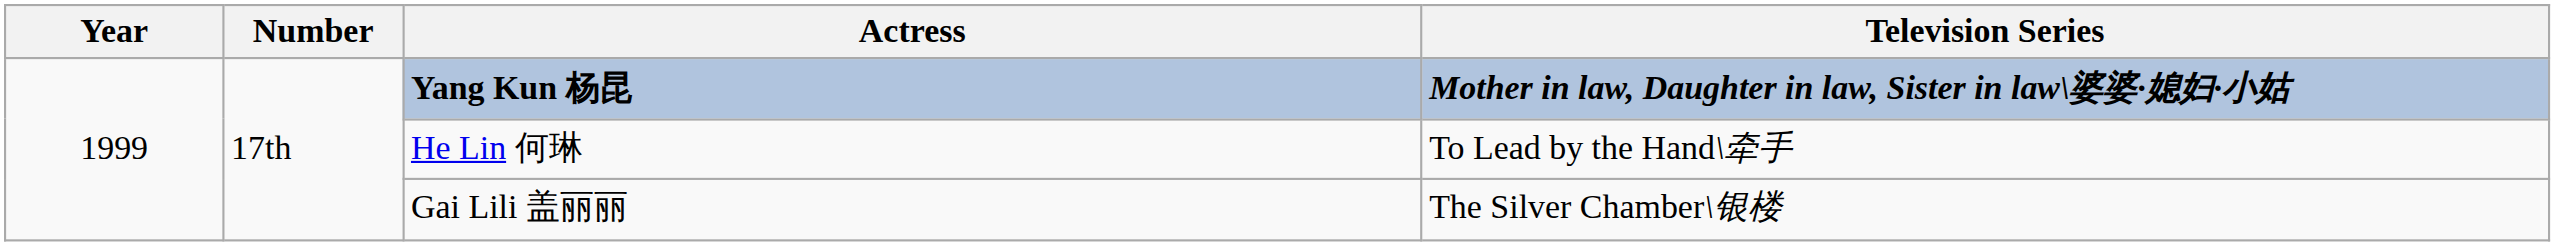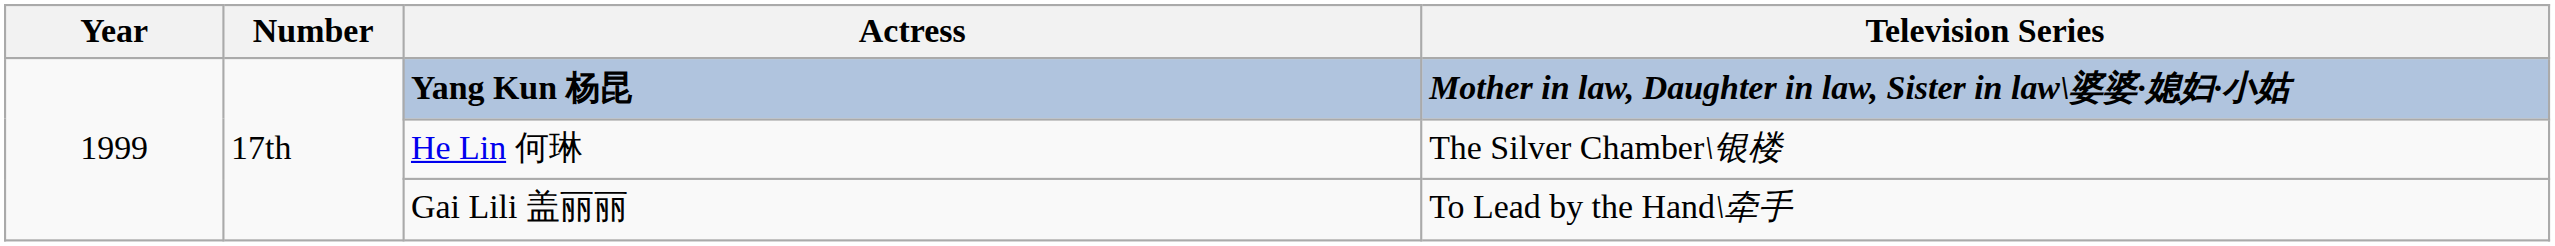(1611, 147) To Lead by the Hand\牵手 -> (1605, 147) The Silver Chamber\银楼
(1605, 207) The Silver Chamber\银楼 -> (1611, 207) To Lead by the Hand\牵手
